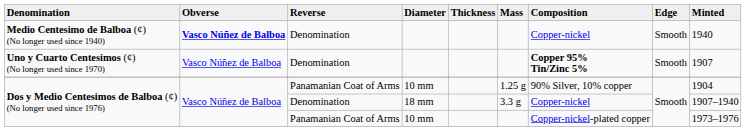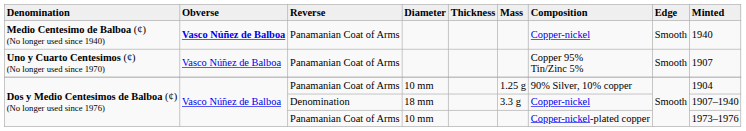(320, 35) Denomination -> (345, 35) Panamanian Coat of Arms
(320, 63) Denomination -> (345, 63) Panamanian Coat of Arms
(559, 63) bold -> (557, 63) normal
